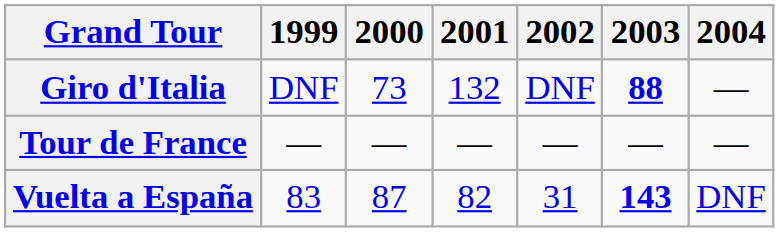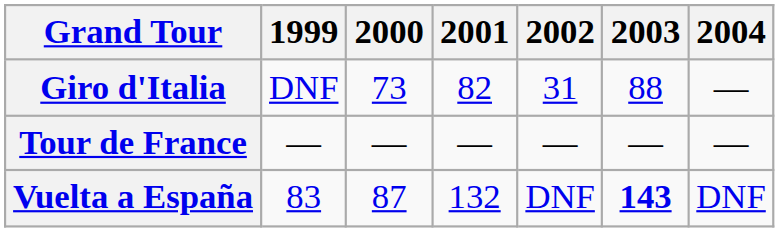(475, 87) 132 -> (475, 87) 82
(560, 87) DNF -> (560, 87) 31
(646, 87) bold -> (646, 87) normal
(475, 197) 82 -> (475, 197) 132
(560, 197) 31 -> (560, 197) DNF
